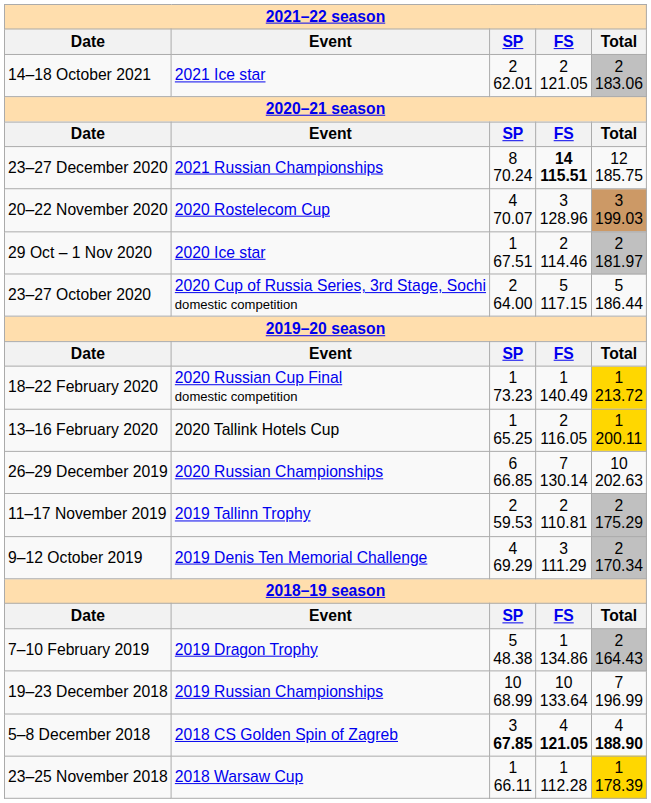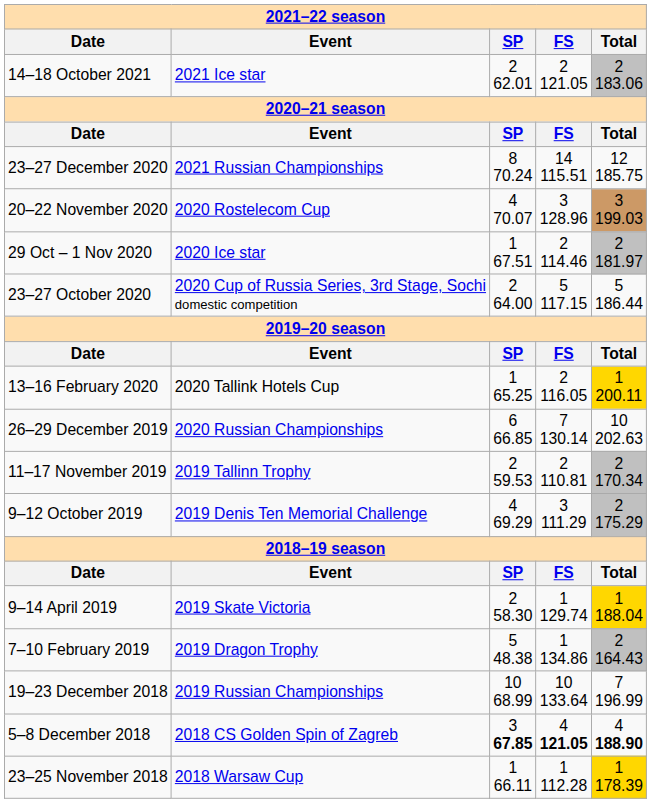(564, 167) bold -> (564, 167) normal
- row: (83, 387)
(619, 515) 2 175.29 -> (619, 472) 2 170.34
(619, 557) 2 170.34 -> (619, 515) 2 175.29
+ row: (63, 607)
